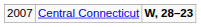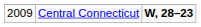(20, 13) 2007 -> (20, 13) 2009
